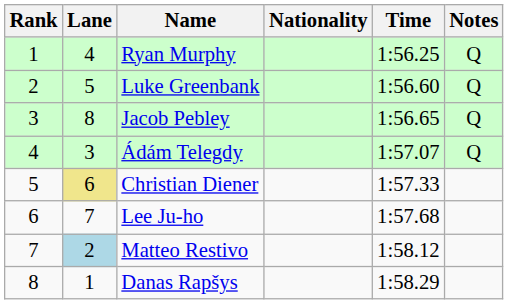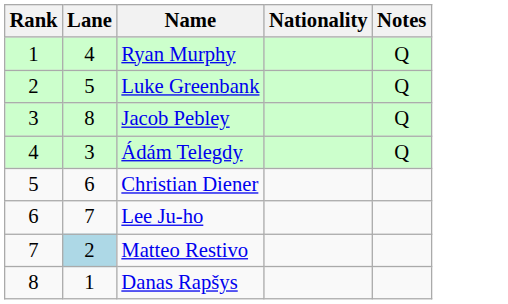- column: (408, 20)
(89, 184) khaki background -> (89, 184) no background
